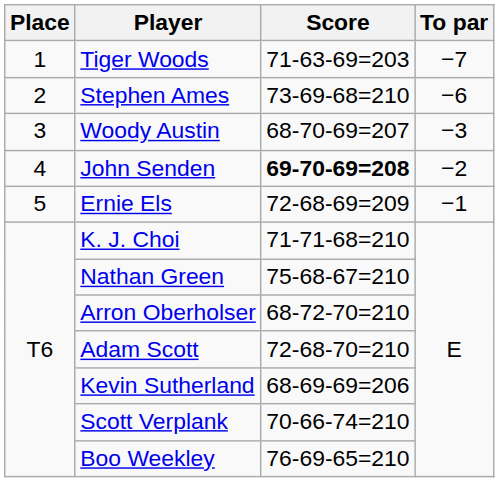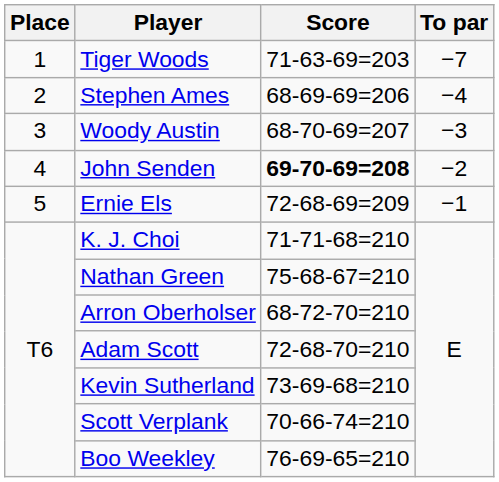(338, 95) 73-69-68=210 -> (338, 95) 68-69-69=206
(454, 95) −6 -> (454, 95) −4
(338, 385) 68-69-69=206 -> (338, 385) 73-69-68=210
